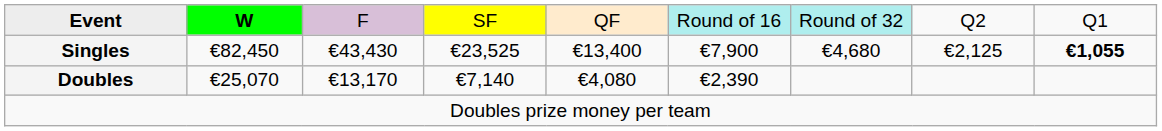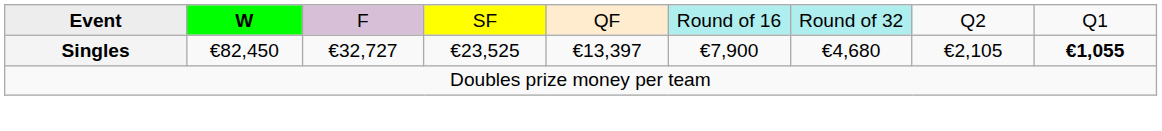(363, 50) €43,430 -> (363, 50) €32,727
(607, 50) €13,400 -> (607, 50) €13,397
(973, 50) €2,125 -> (973, 50) €2,105
- row: (96, 81)
